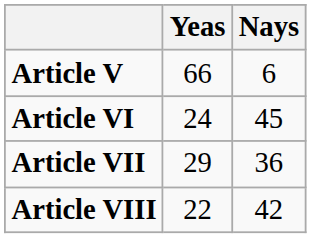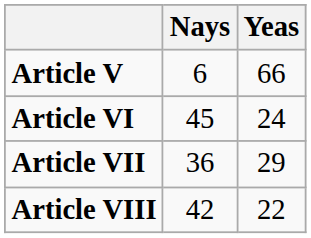columns swapped: (198, 27) <-> (269, 27)
